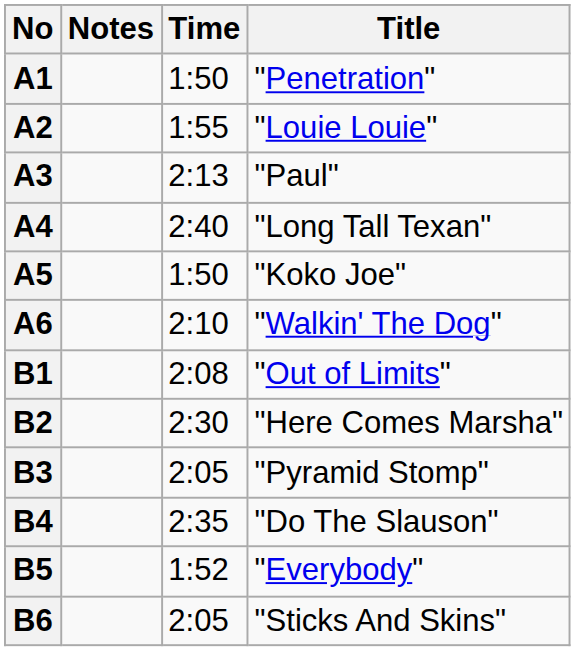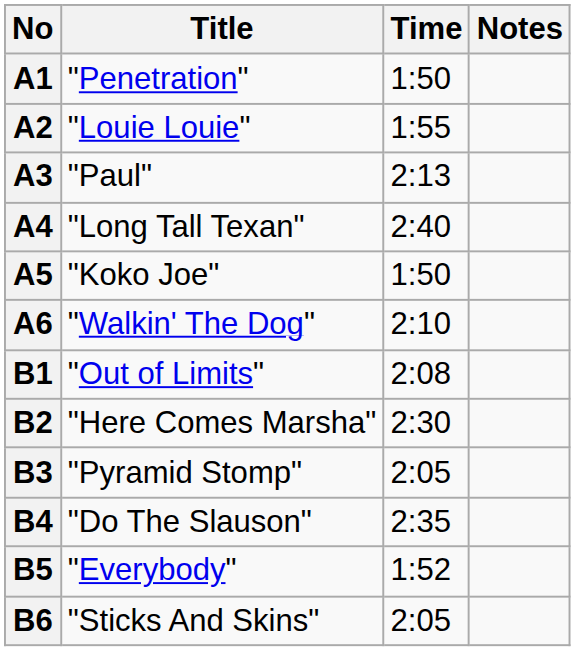columns swapped: (409, 29) <-> (111, 29)
